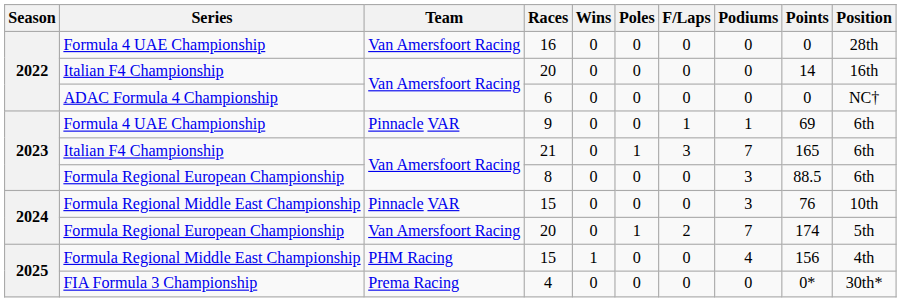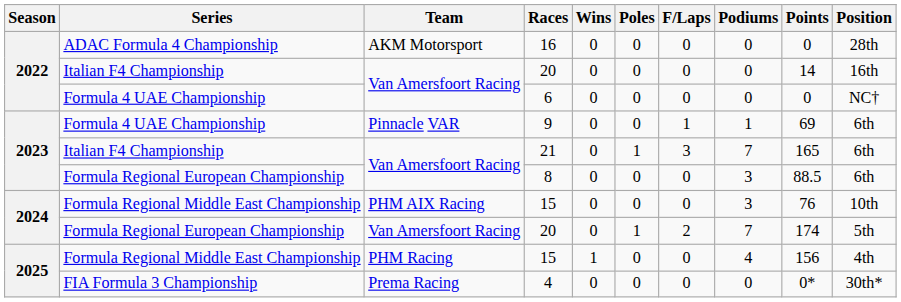(164, 44) Formula 4 UAE Championship -> (171, 44) ADAC Formula 4 Championship
(444, 44) Van Amersfoort Racing -> (425, 44) AKM Motorsport
(171, 97) ADAC Formula 4 Championship -> (164, 97) Formula 4 UAE Championship
(414, 204) Pinnacle VAR -> (426, 204) PHM AIX Racing
